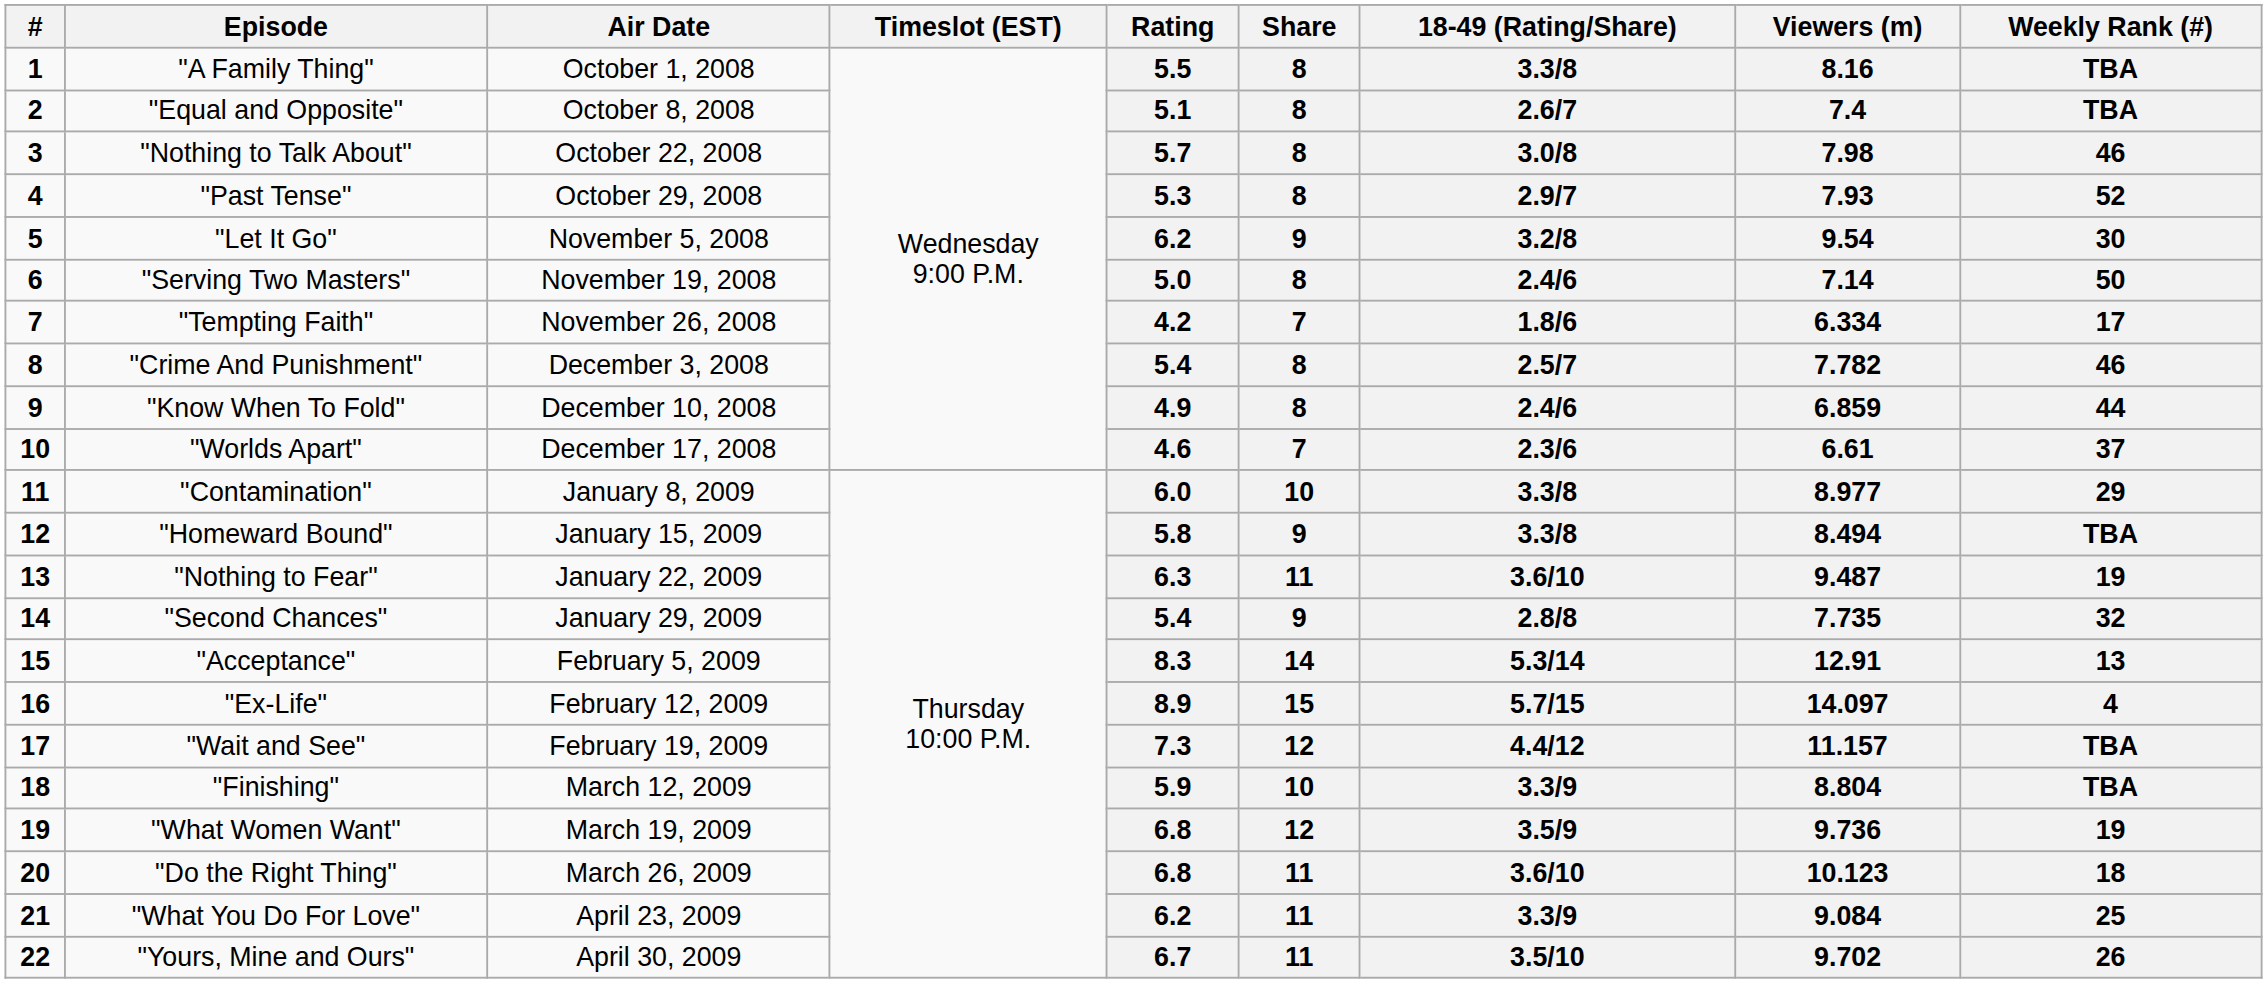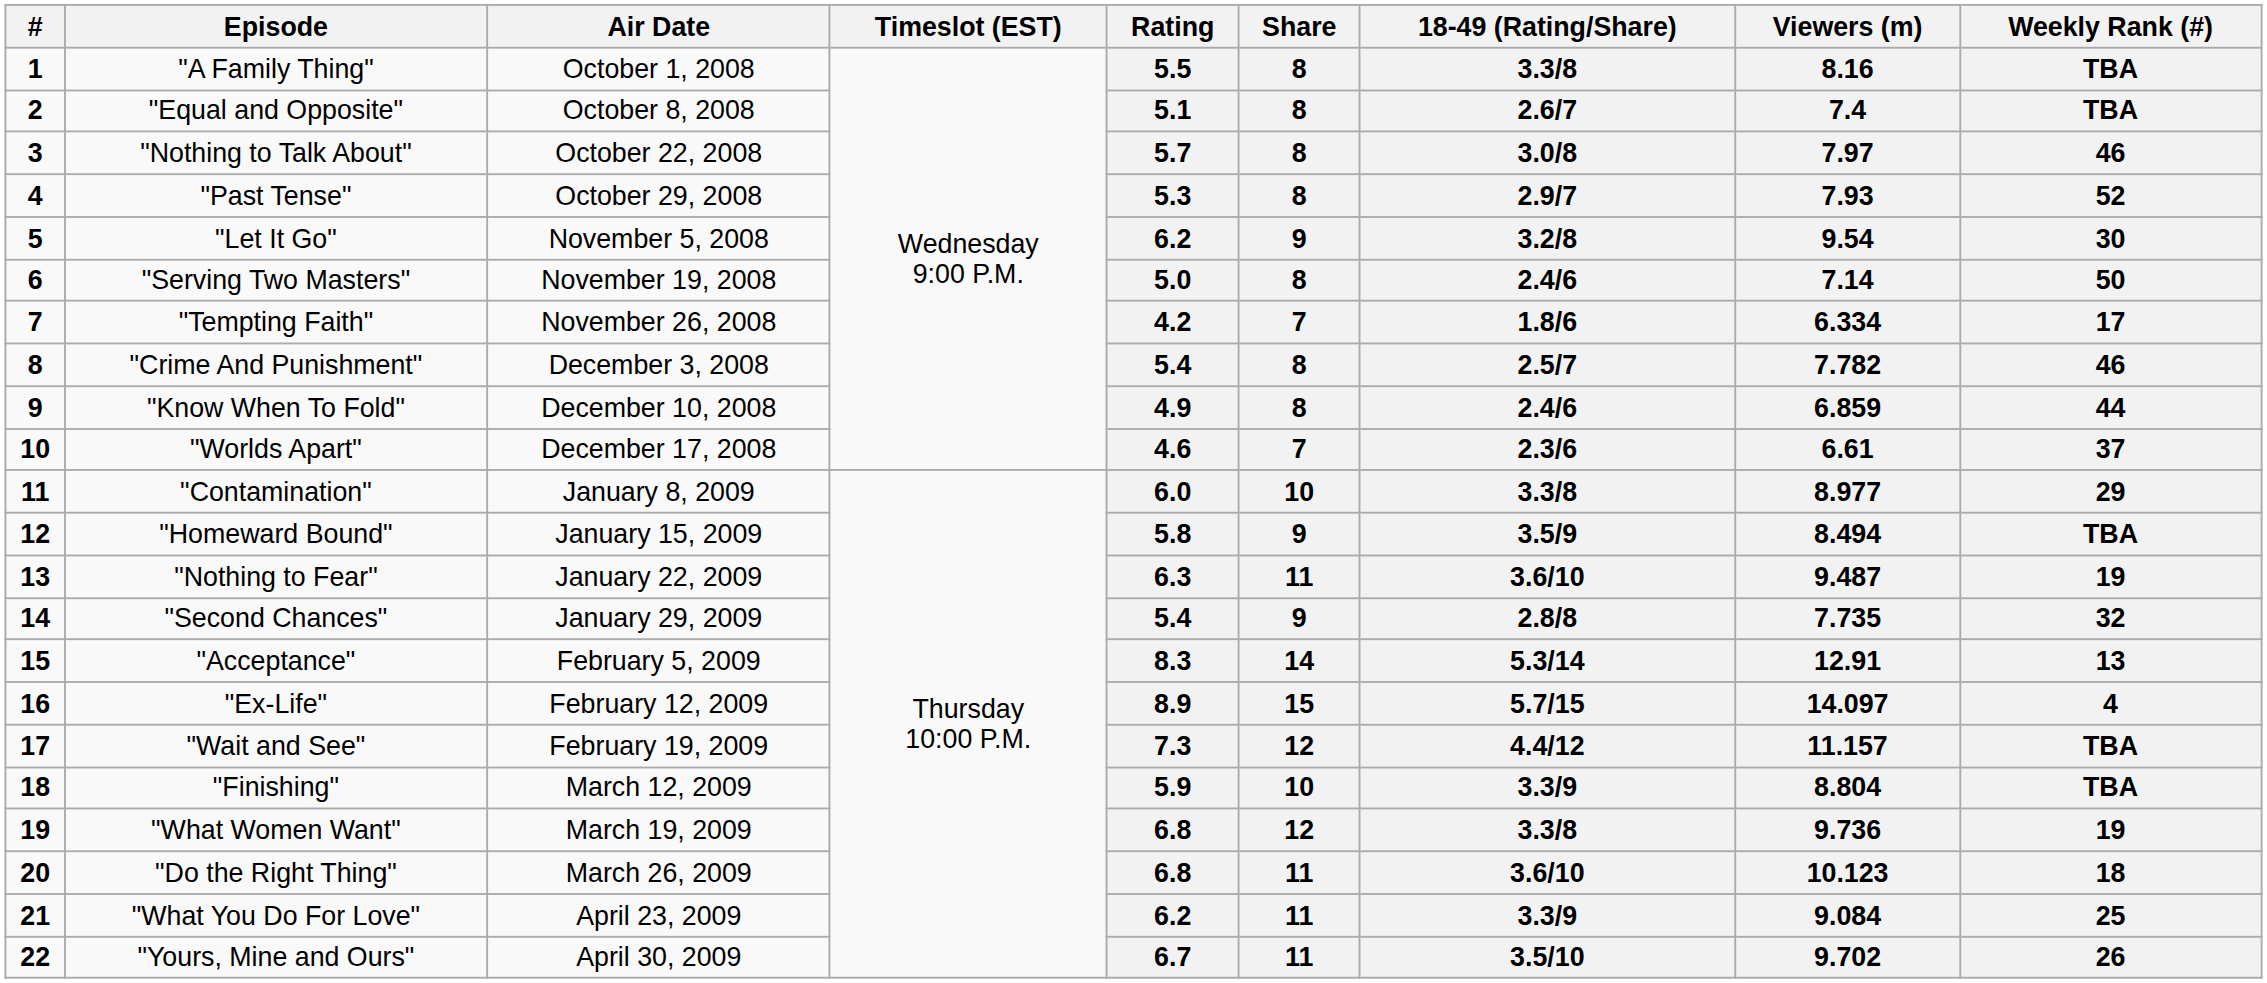(1848, 153) 7.98 -> (1848, 153) 7.97
(1547, 534) 3.3/8 -> (1547, 534) 3.5/9
(1547, 830) 3.5/9 -> (1547, 830) 3.3/8
